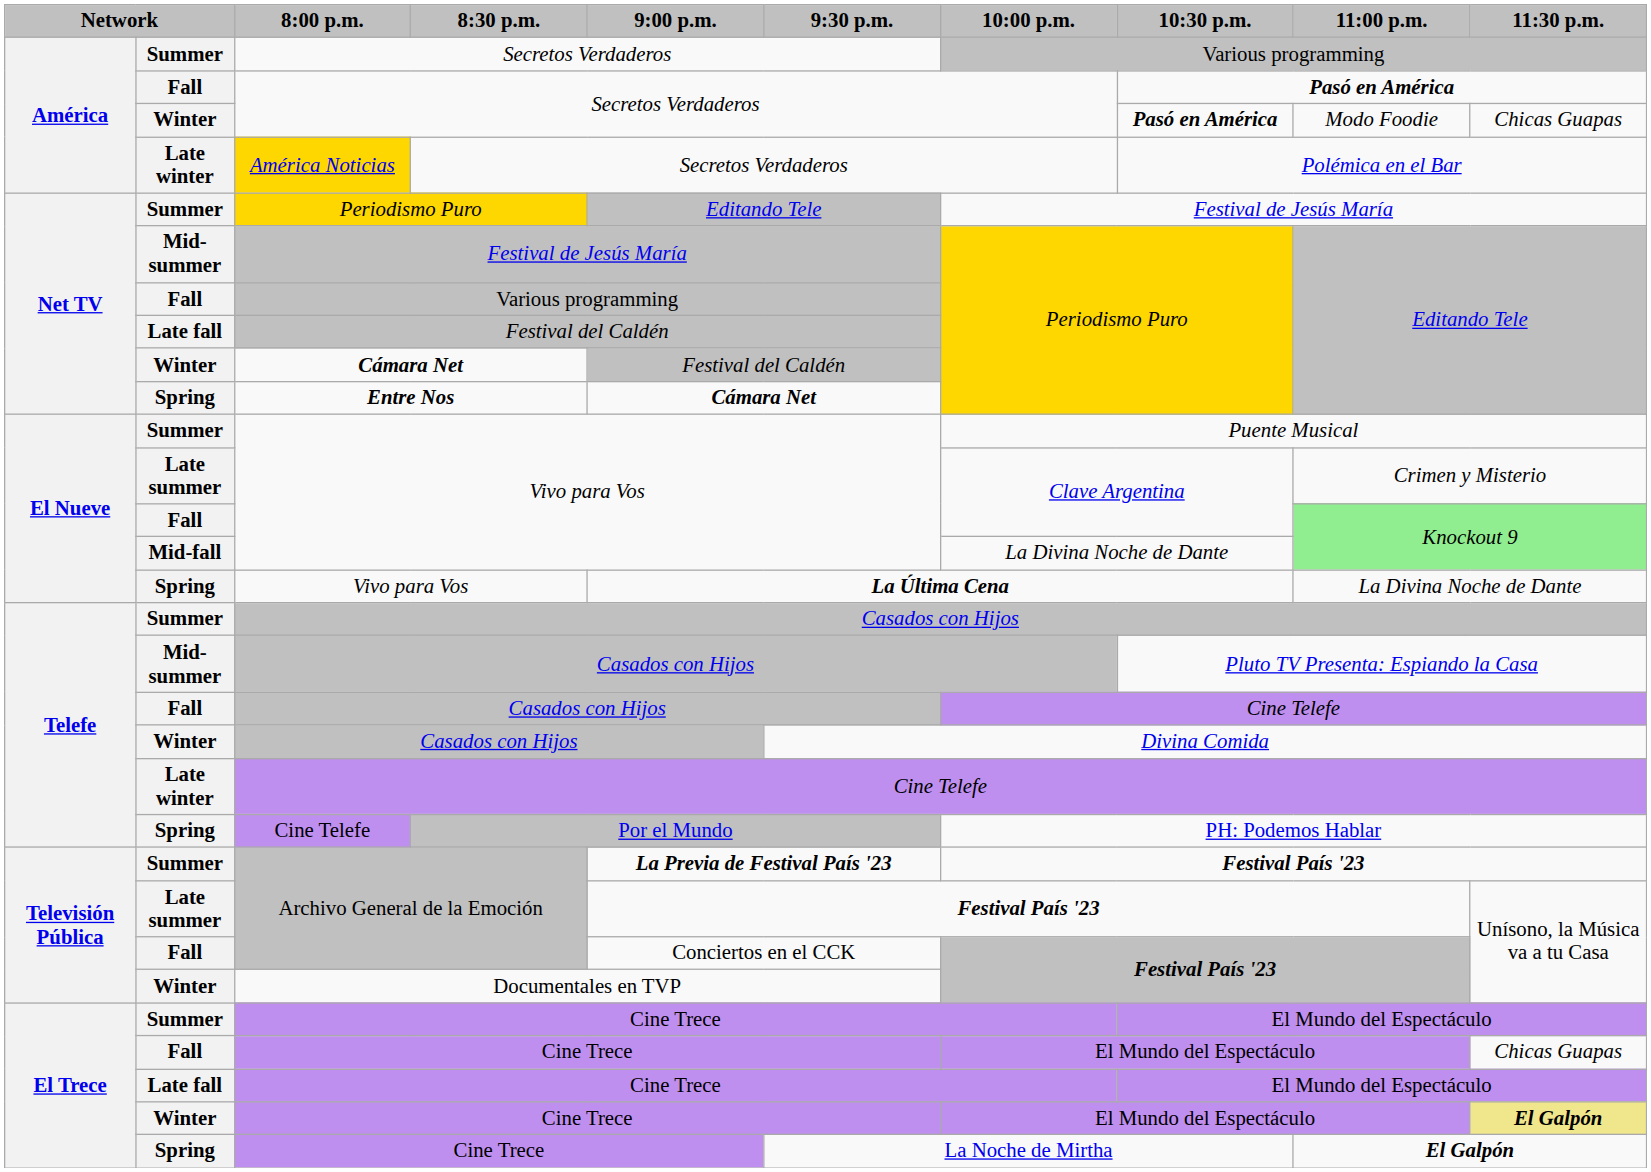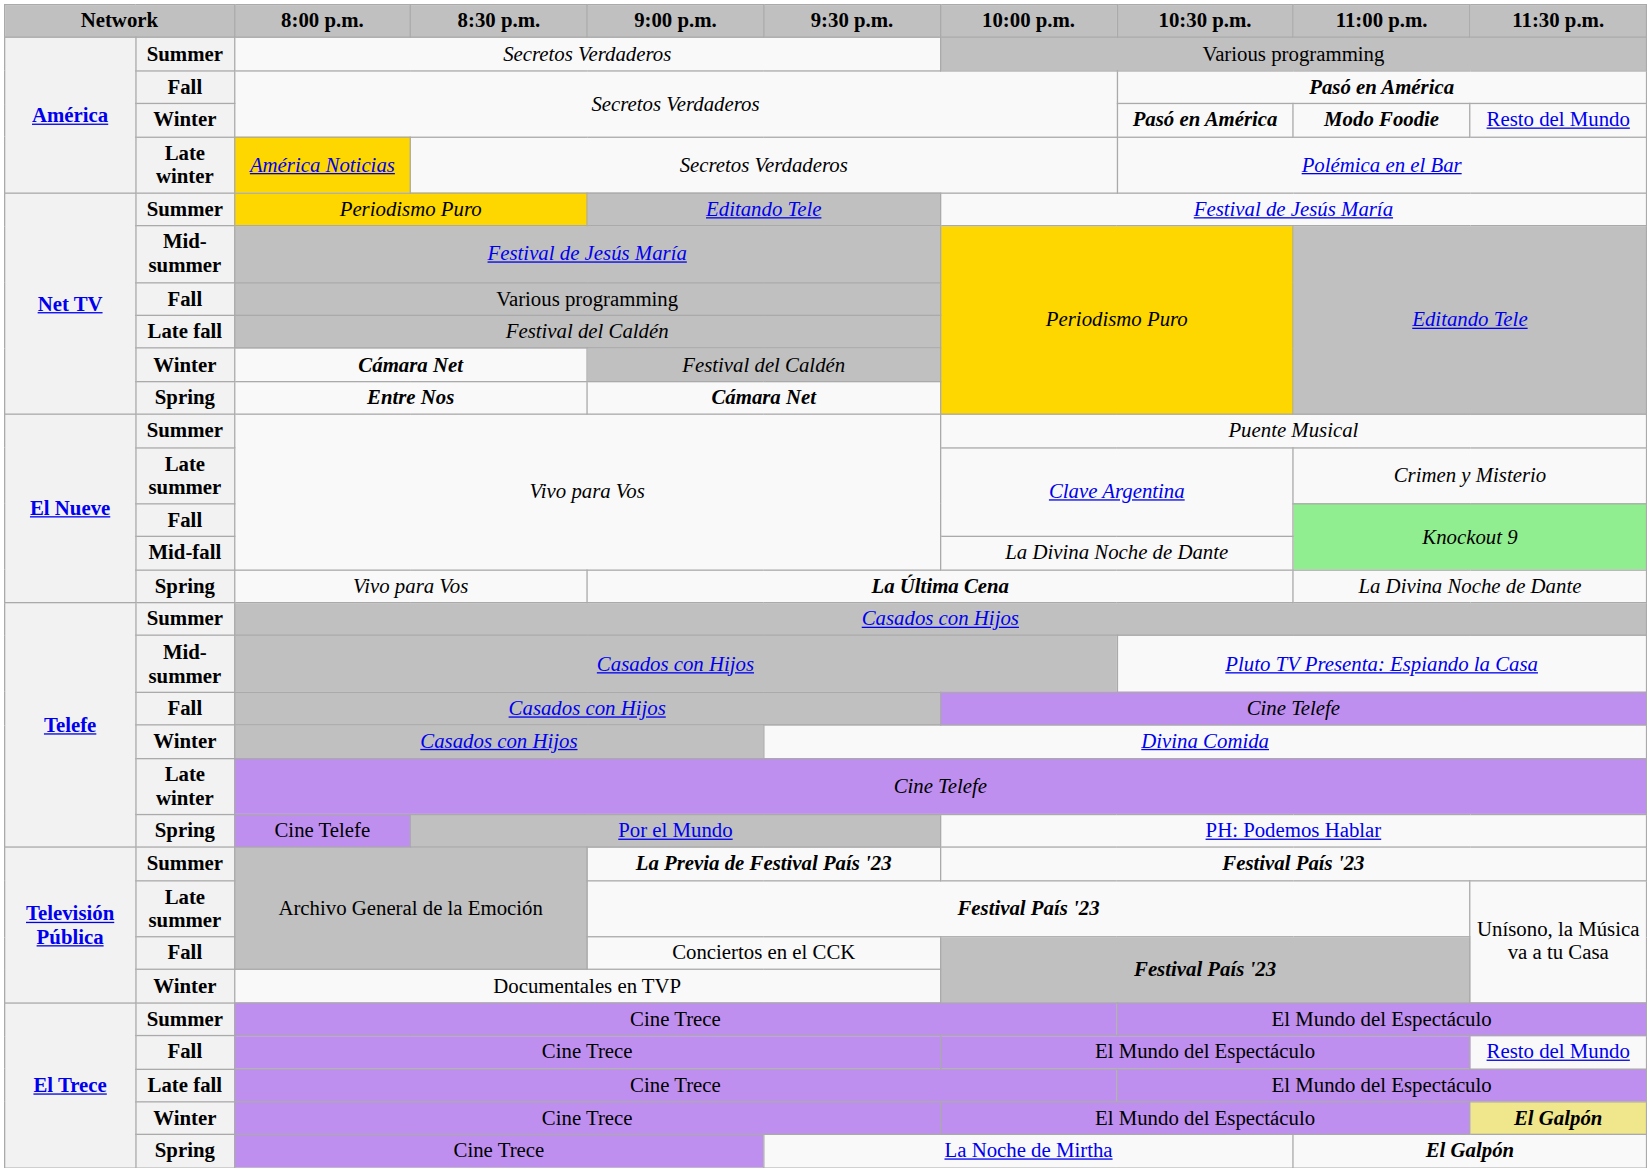(1382, 119) normal -> (1382, 119) bold
(1558, 119) Chicas Guapas -> (1558, 119) Resto del Mundo
(1558, 1052) Chicas Guapas -> (1558, 1052) Resto del Mundo
